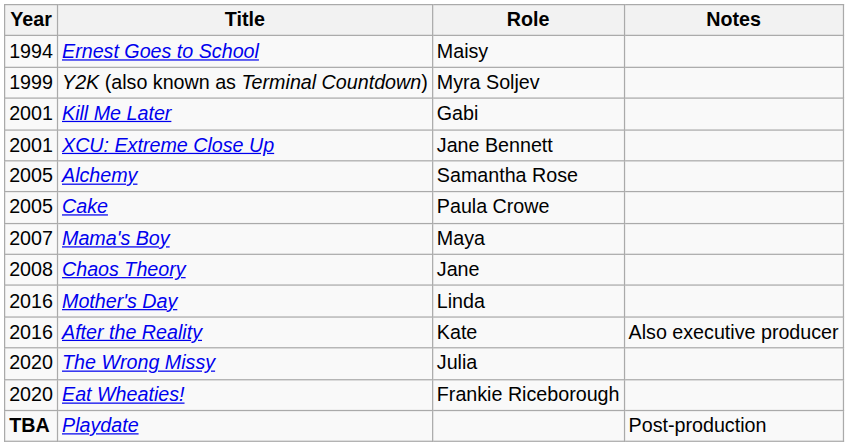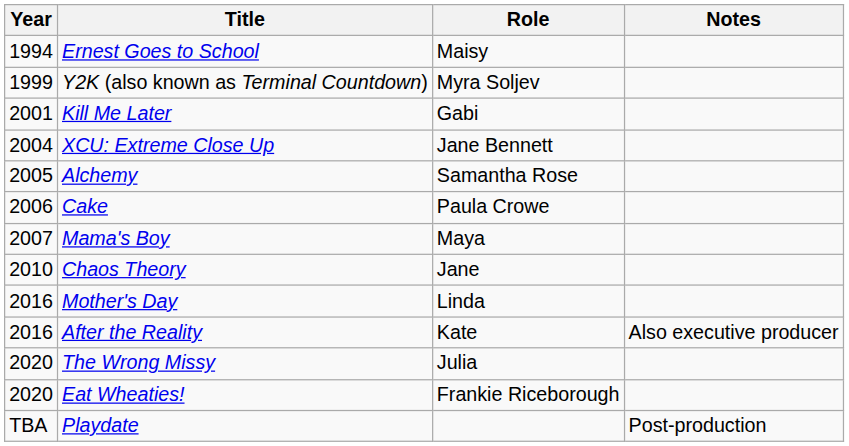(31, 144) 2001 -> (31, 144) 2004
(31, 207) 2005 -> (31, 207) 2006
(31, 269) 2008 -> (31, 269) 2010
(29, 425) bold -> (28, 425) normal
